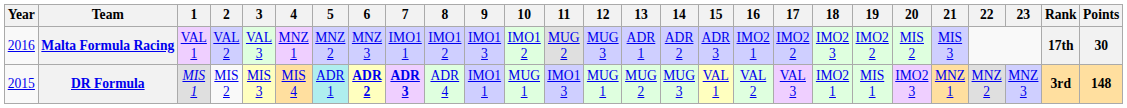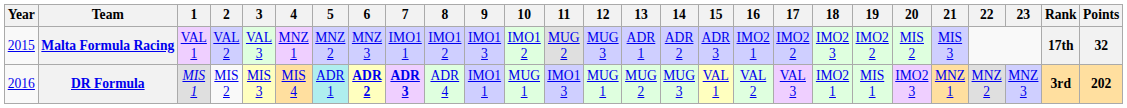(21, 45) 2016 -> (21, 45) 2015
(1101, 45) 30 -> (1101, 45) 32
(21, 84) 2015 -> (21, 84) 2016
(1101, 84) 148 -> (1101, 84) 202
